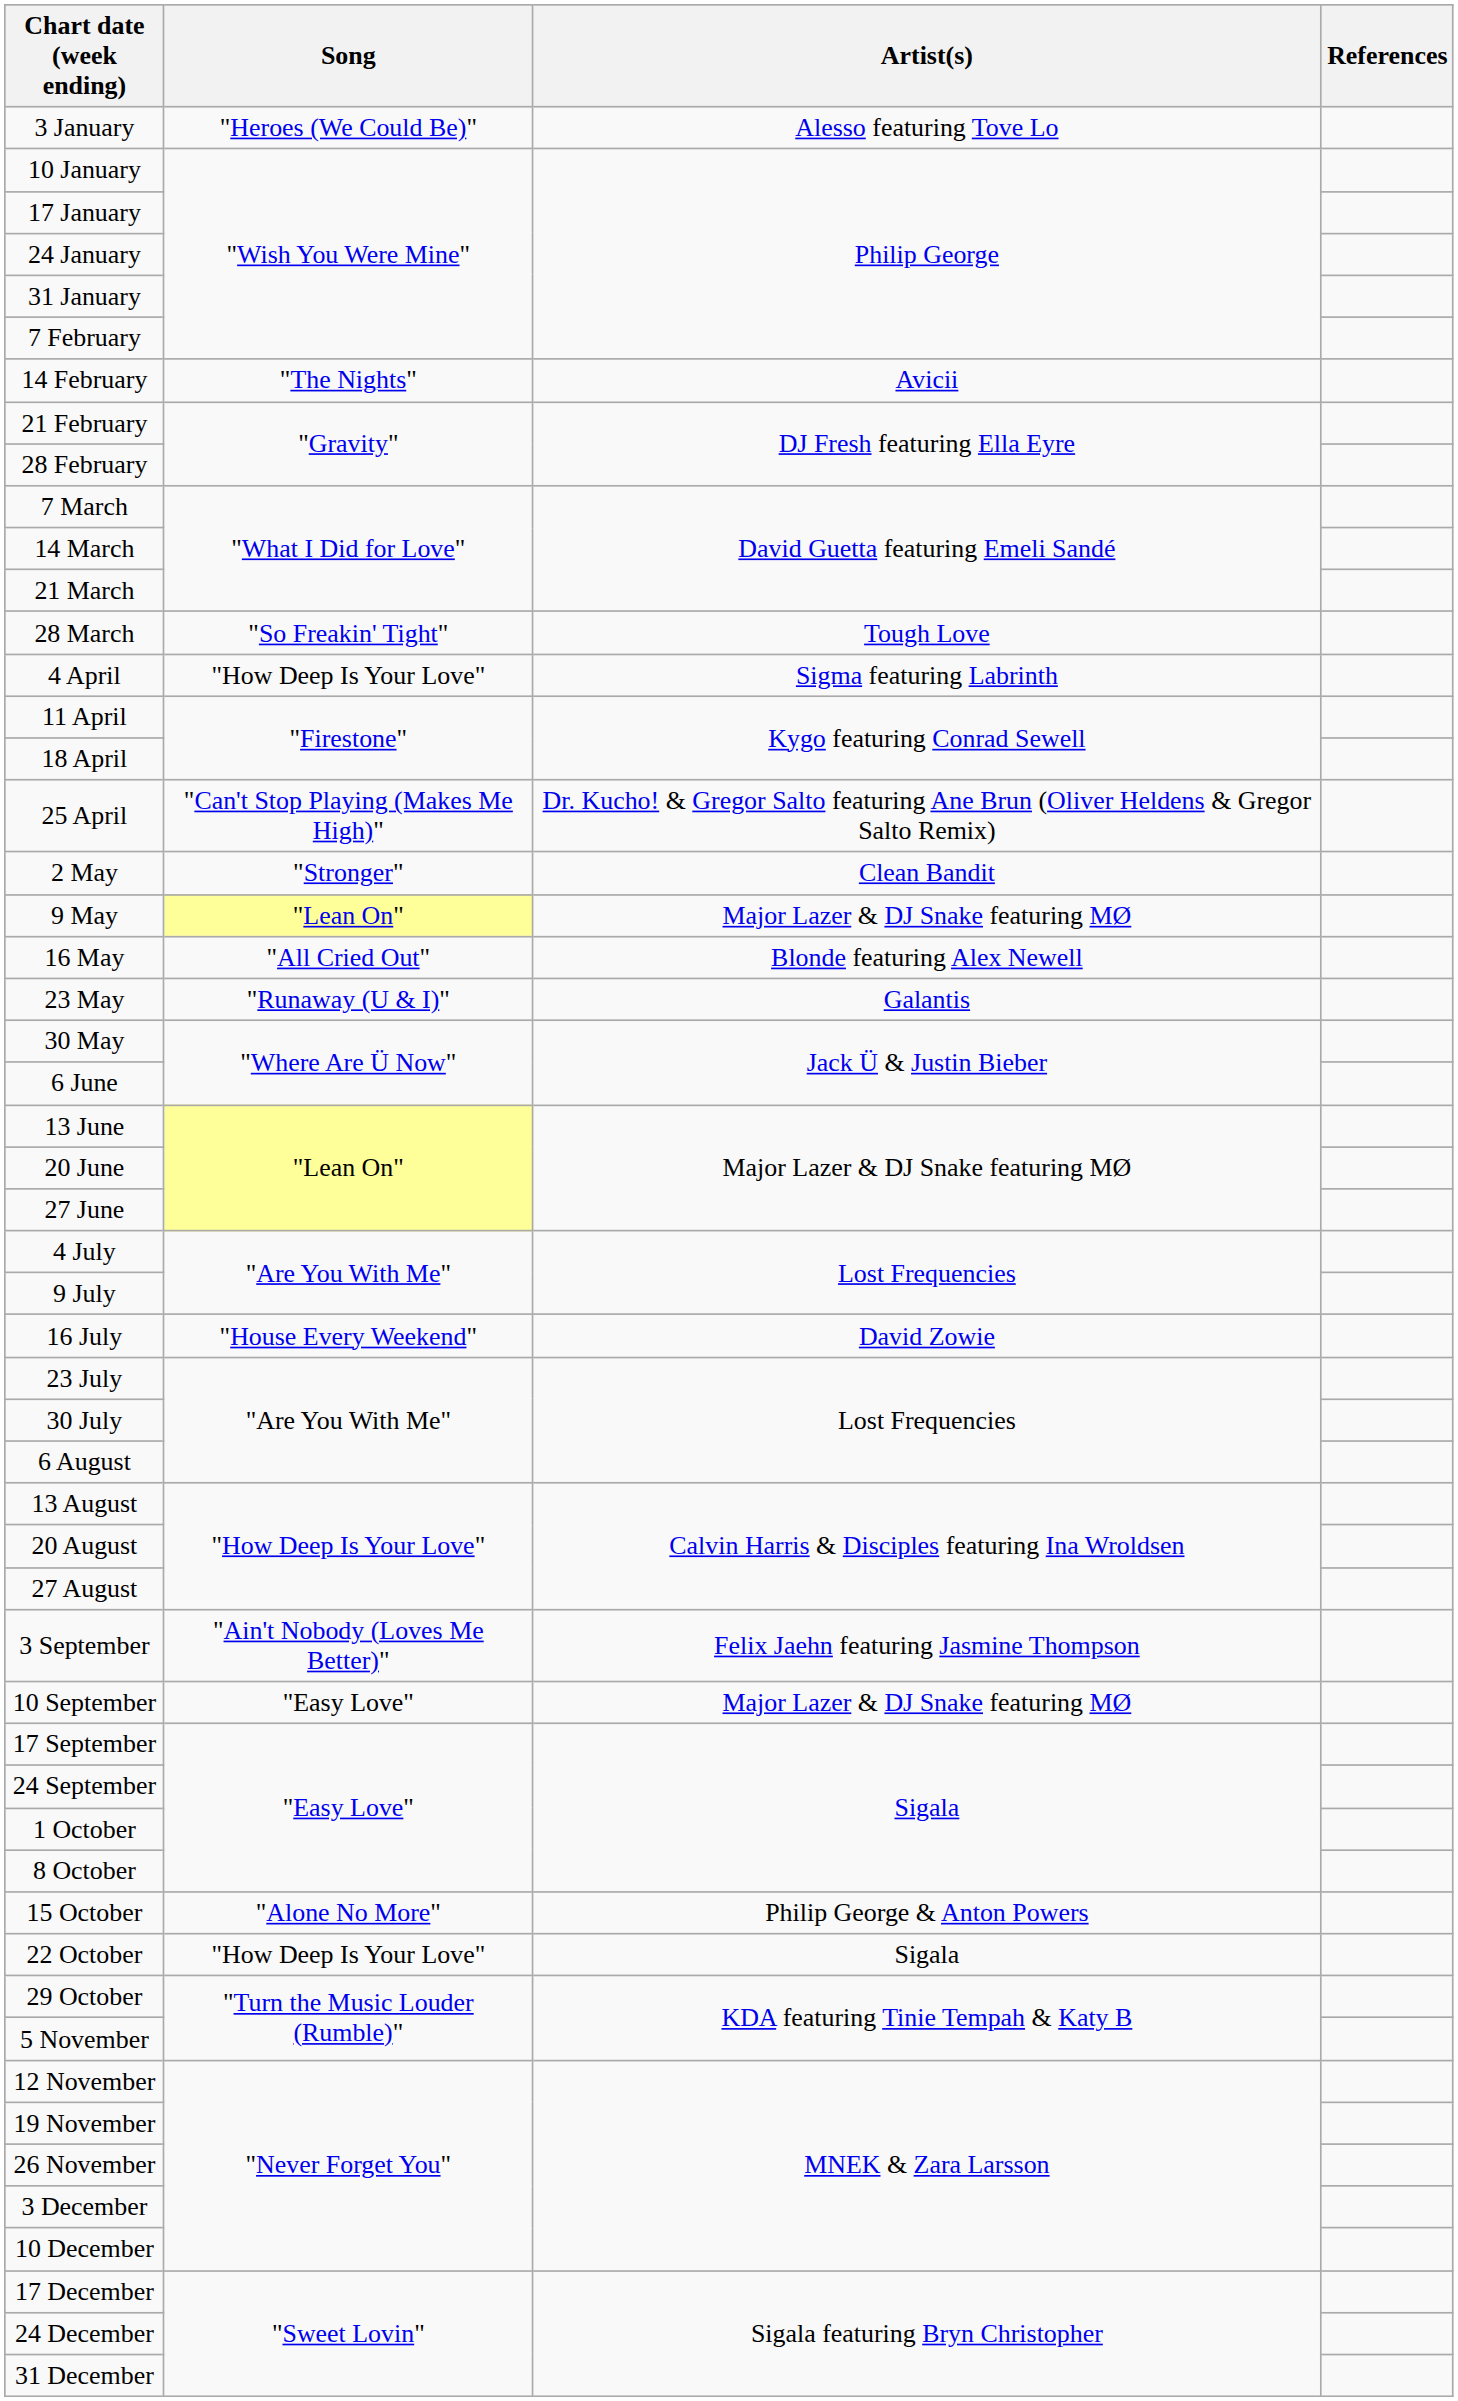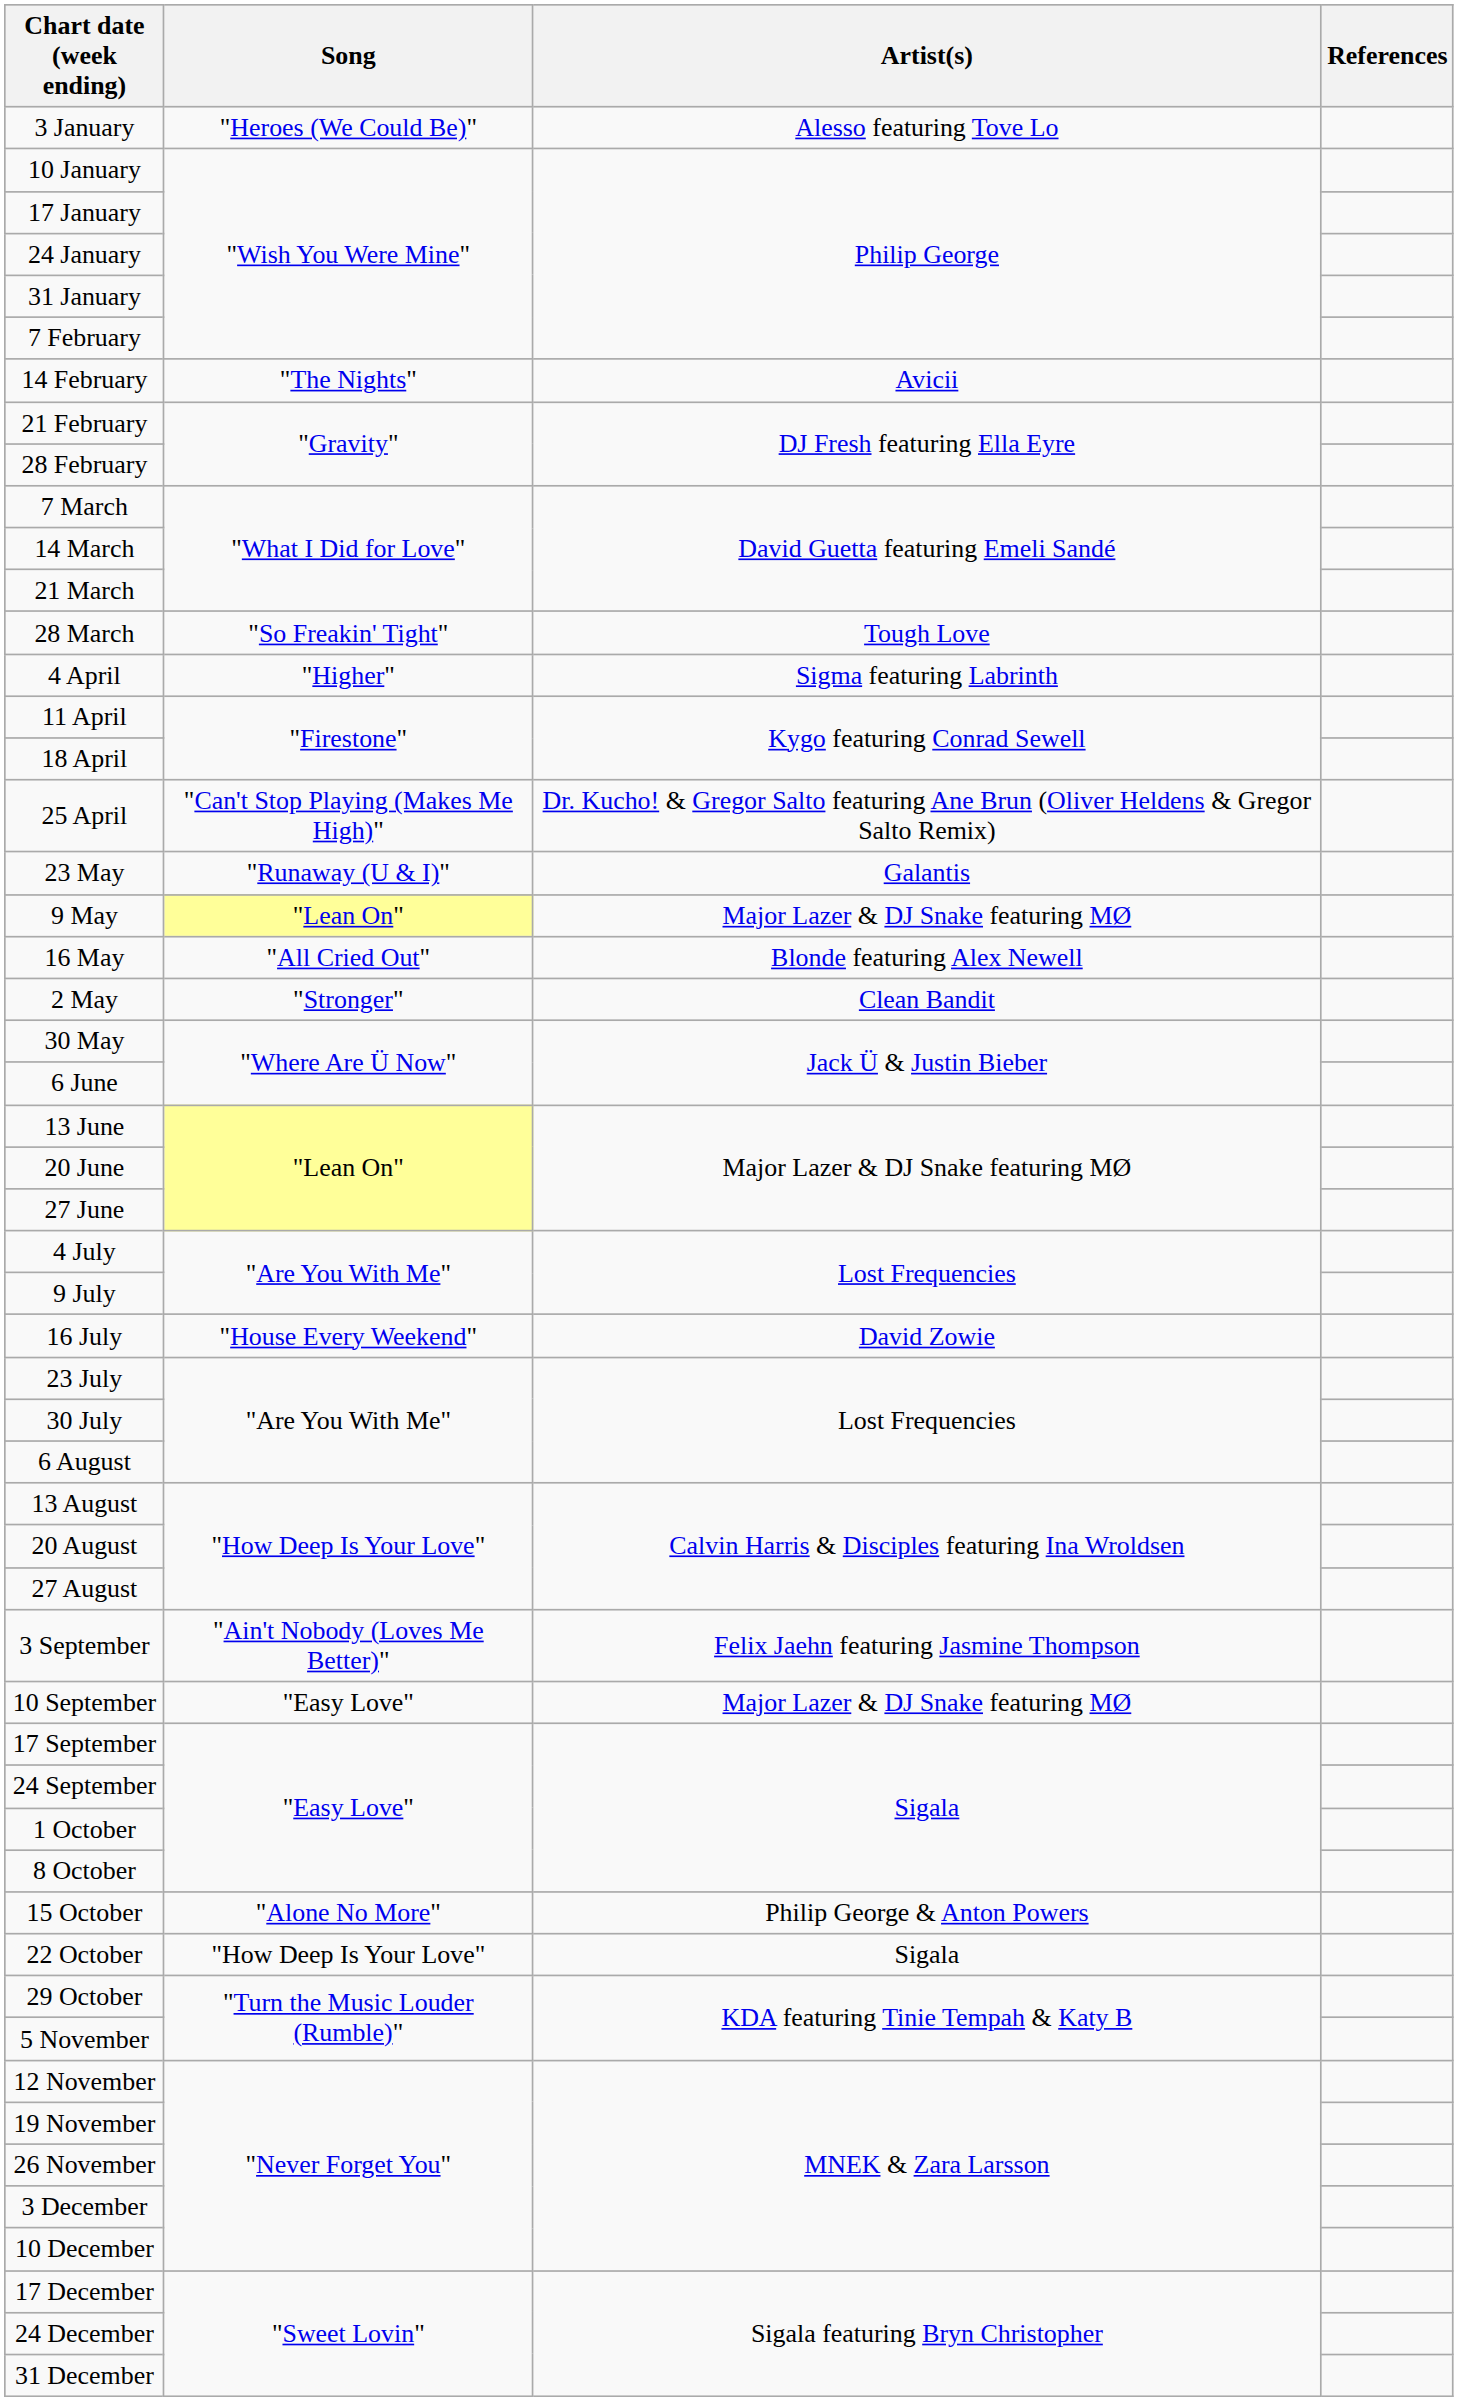(348, 674) "How Deep Is Your Love" -> (348, 674) "Higher"
rows swapped: (84, 872) <-> (84, 998)
